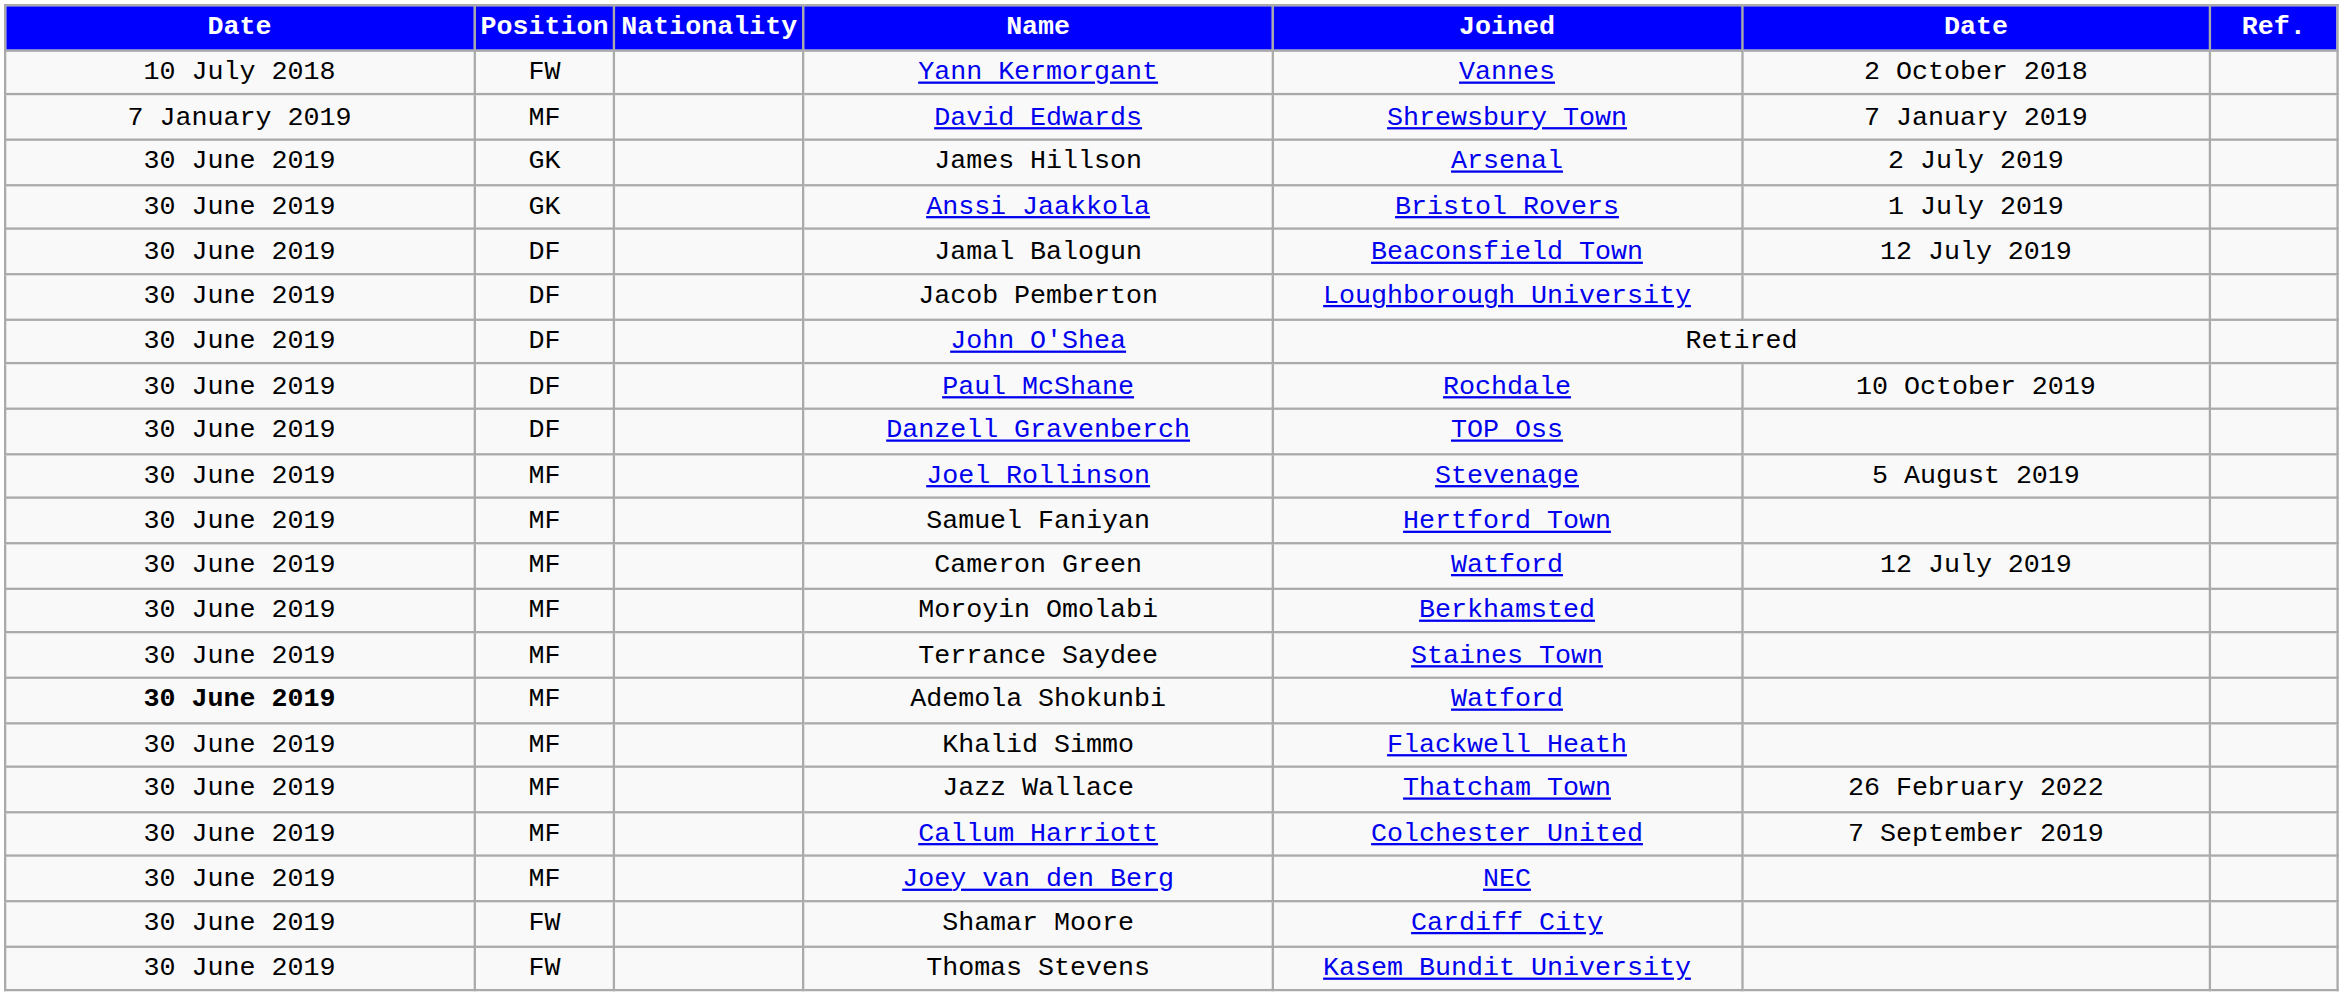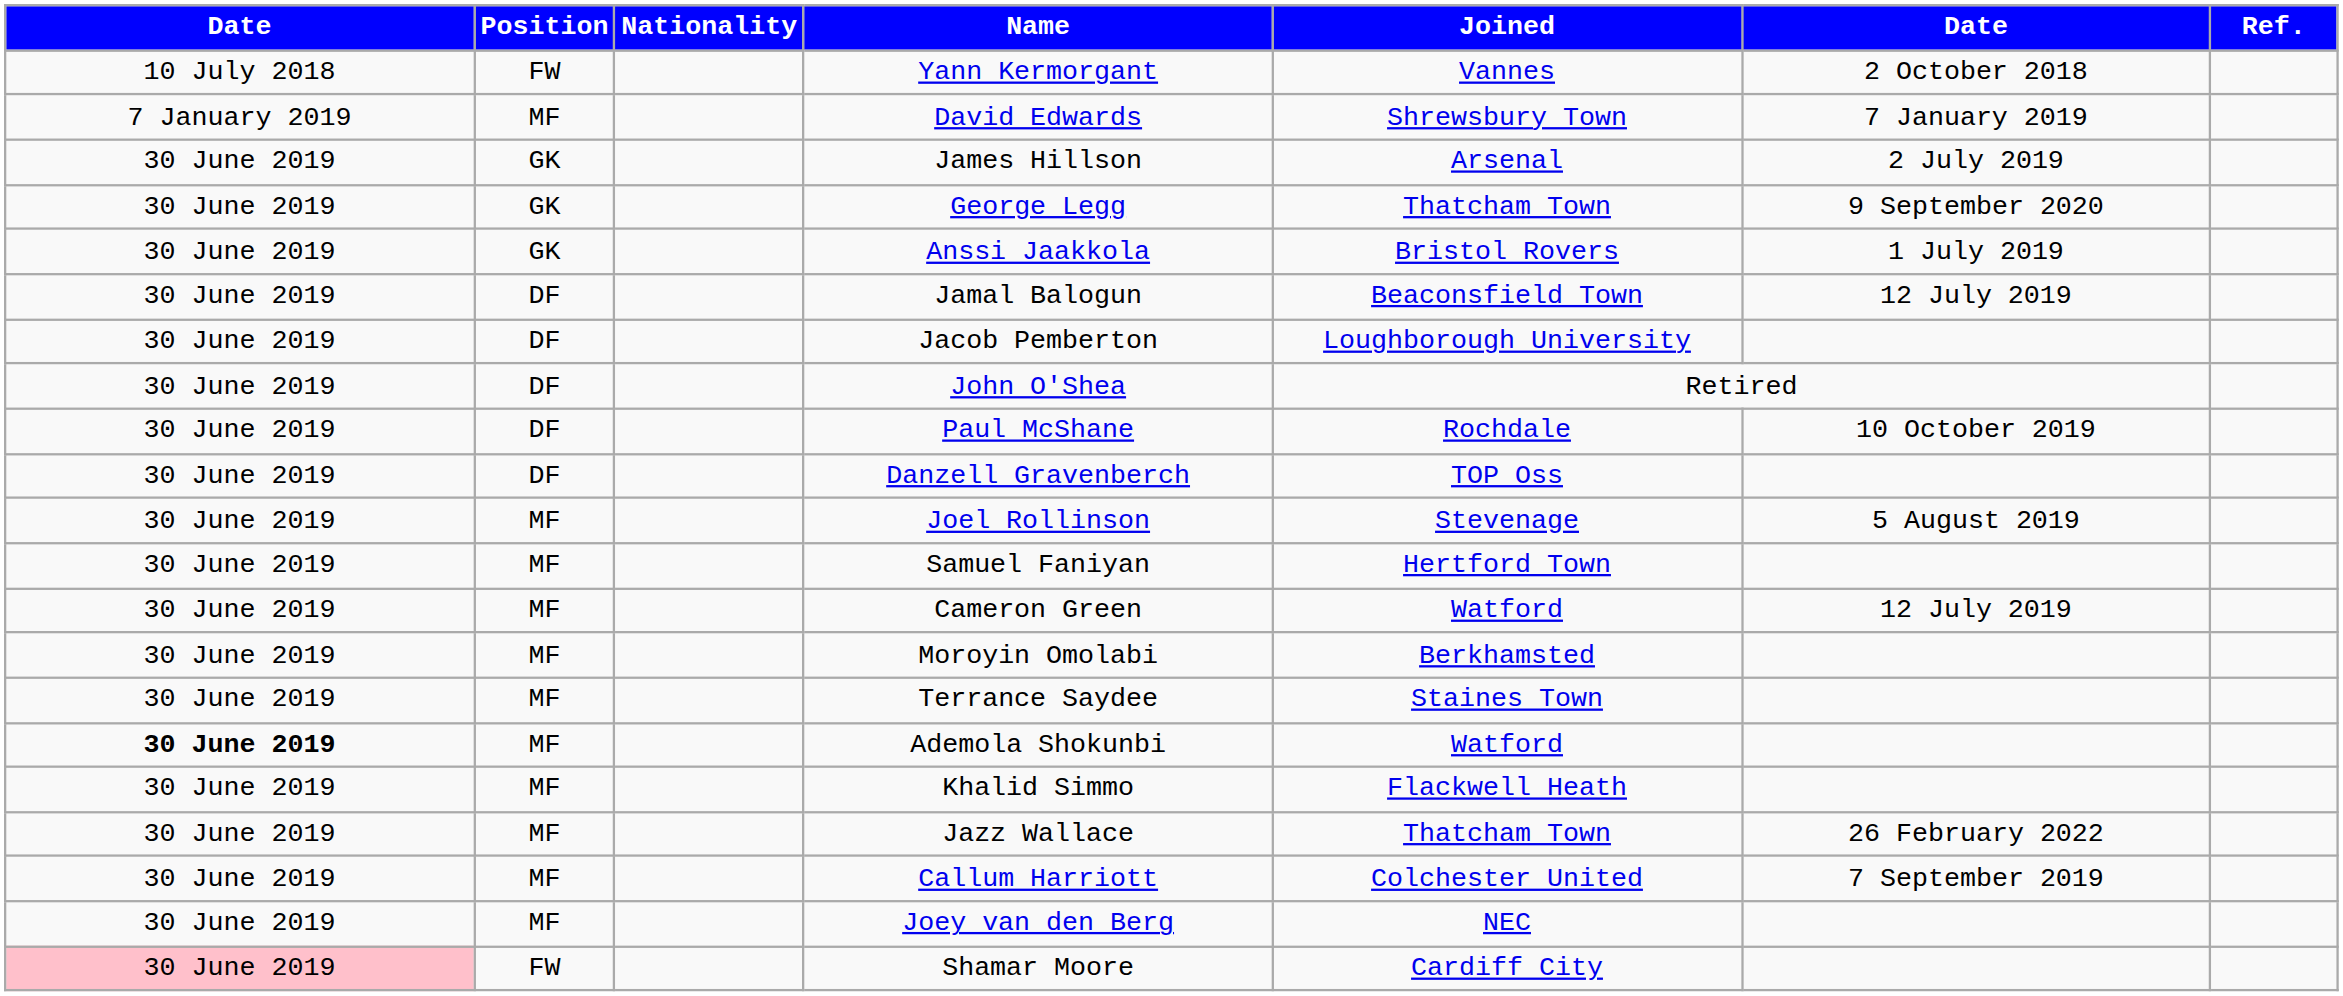+ row: (1038, 207)
(240, 924) no background -> (240, 968) pink background
- row: (1038, 968)
